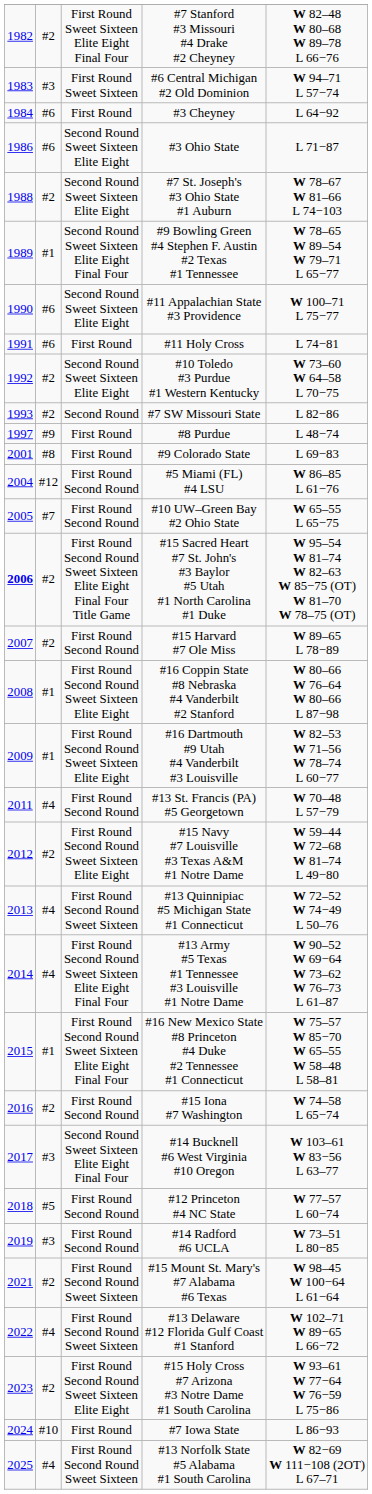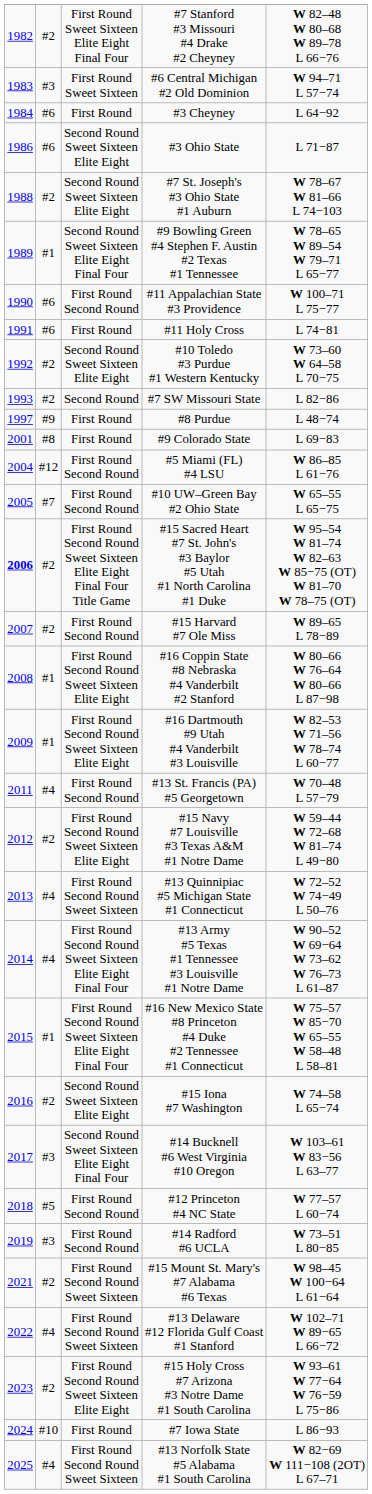(101, 309) Second Round Sweet Sixteen Elite Eight -> (101, 302) First Round Second Round
(101, 1107) First Round Second Round -> (101, 1100) Second Round Sweet Sixteen Elite Eight
